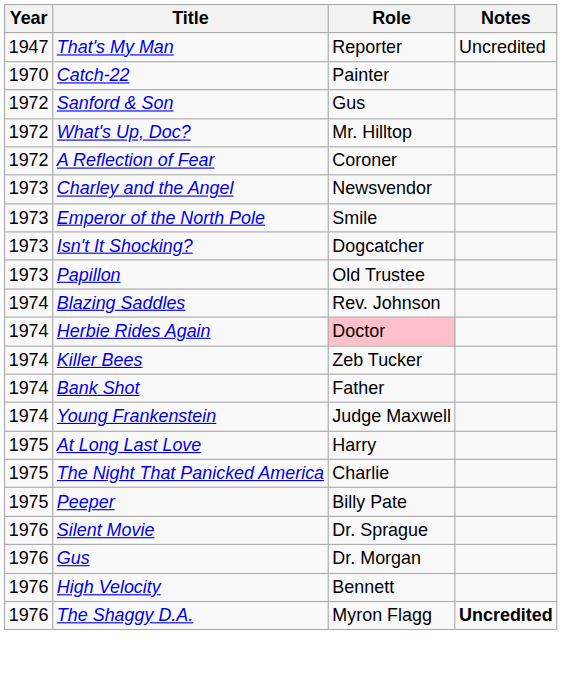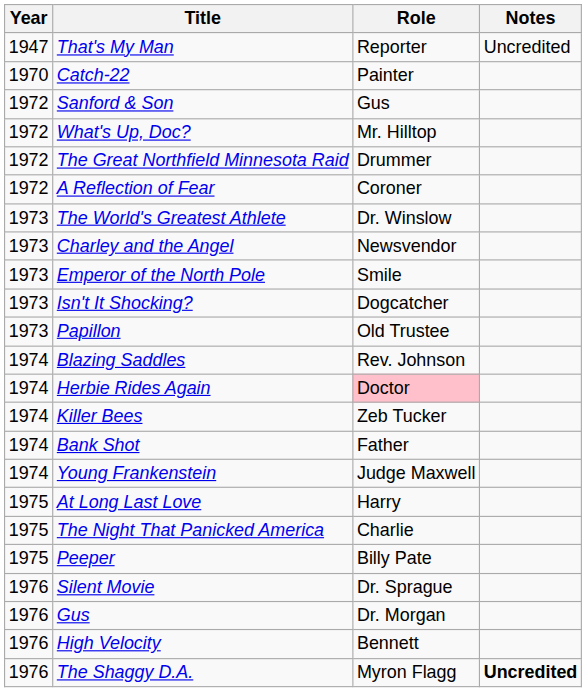+ row: (203, 160)
+ row: (171, 217)
